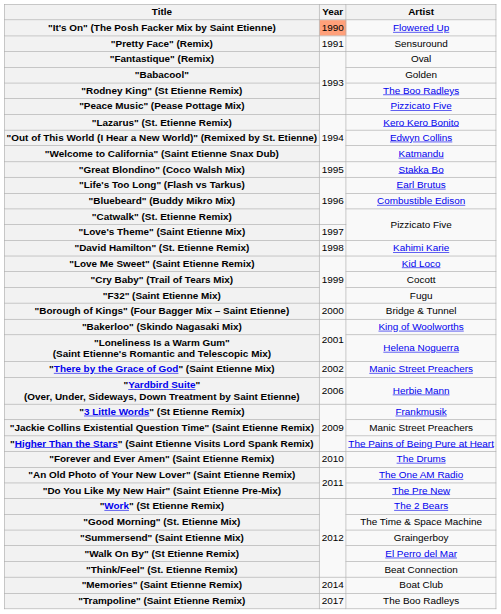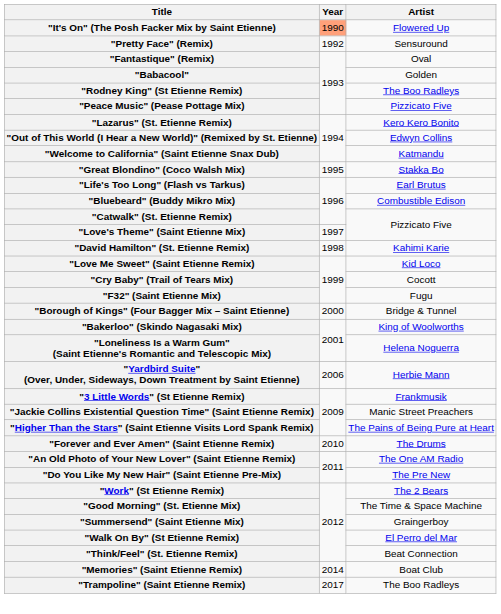(333, 43) 1991 -> (333, 43) 1992
- row: (162, 369)
